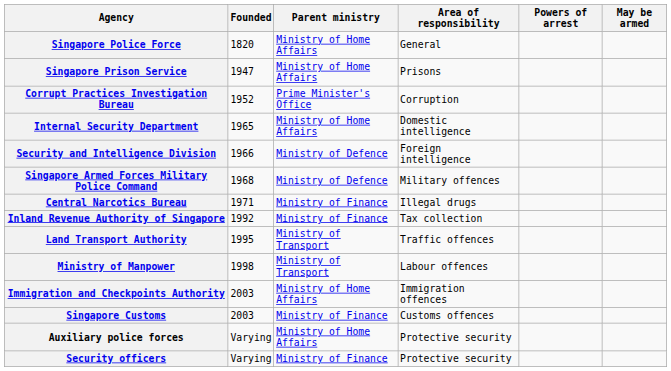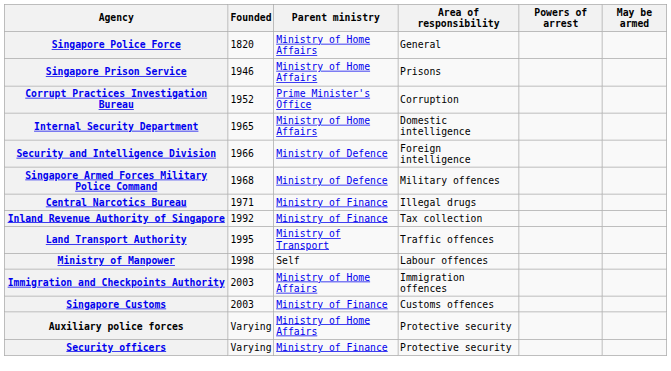(242, 72) 1947 -> (242, 72) 1946
(308, 267) Ministry of Transport -> (288, 261) Self
